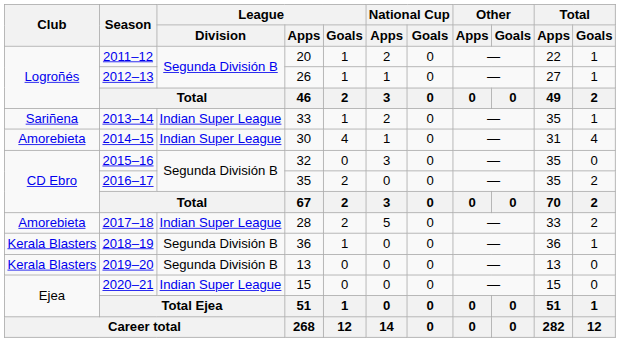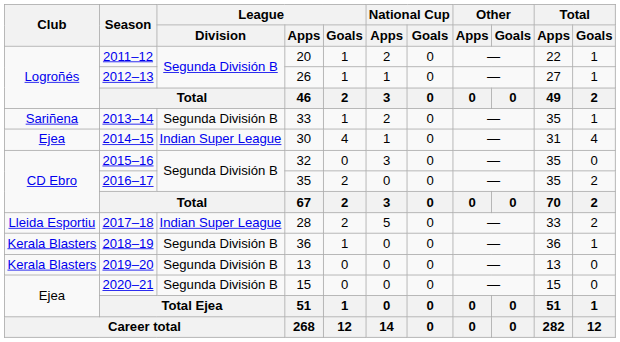(220, 118) Indian Super League -> (220, 118) Segunda División B
(52, 139) Amorebieta -> (52, 139) Ejea
(52, 222) Amorebieta -> (52, 222) Lleida Esportiu
(220, 285) Indian Super League -> (220, 285) Segunda División B
